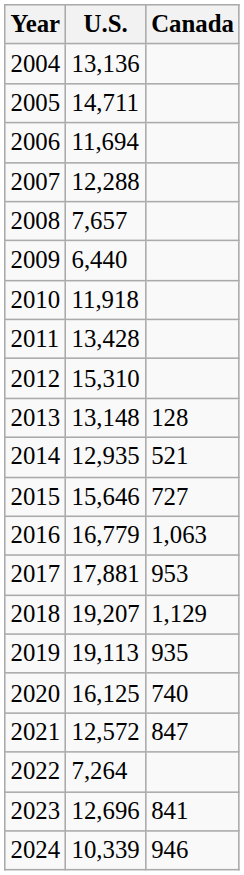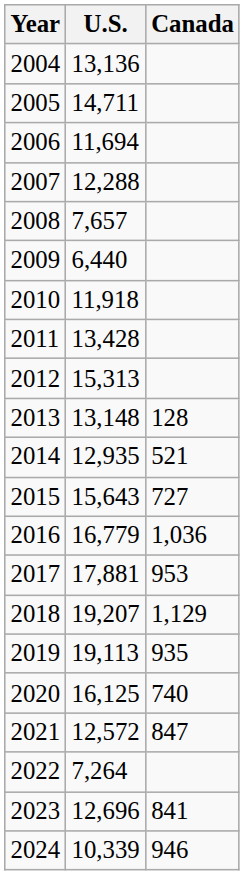(106, 378) 15,310 -> (106, 378) 15,313
(106, 496) 15,646 -> (106, 496) 15,643
(179, 535) 1,063 -> (179, 535) 1,036
